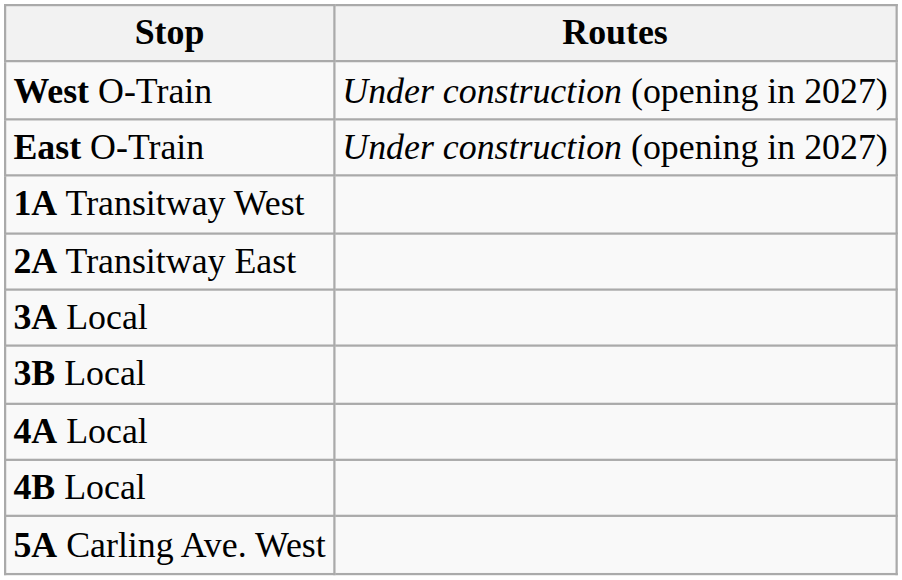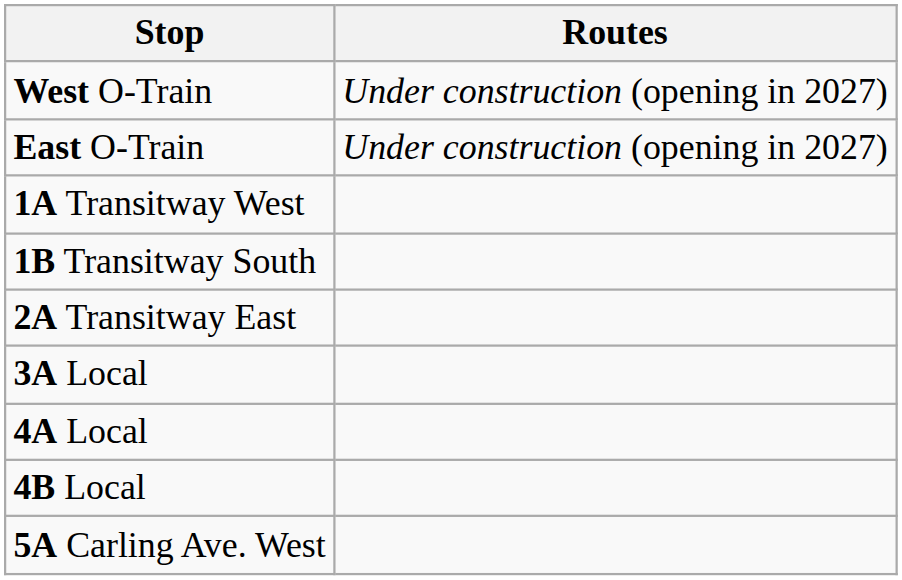+ row: (165, 260)
- row: (80, 373)
